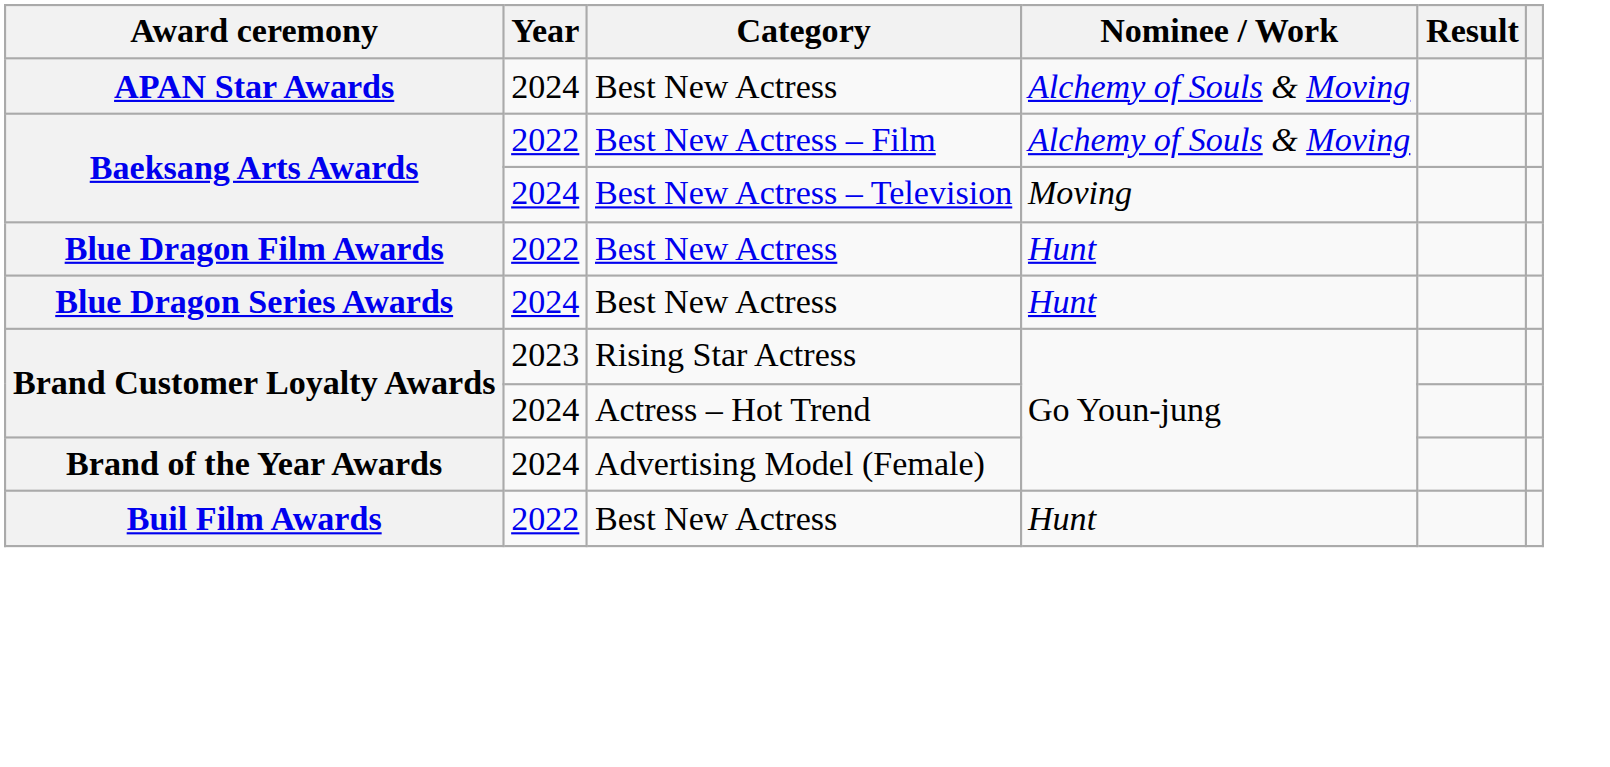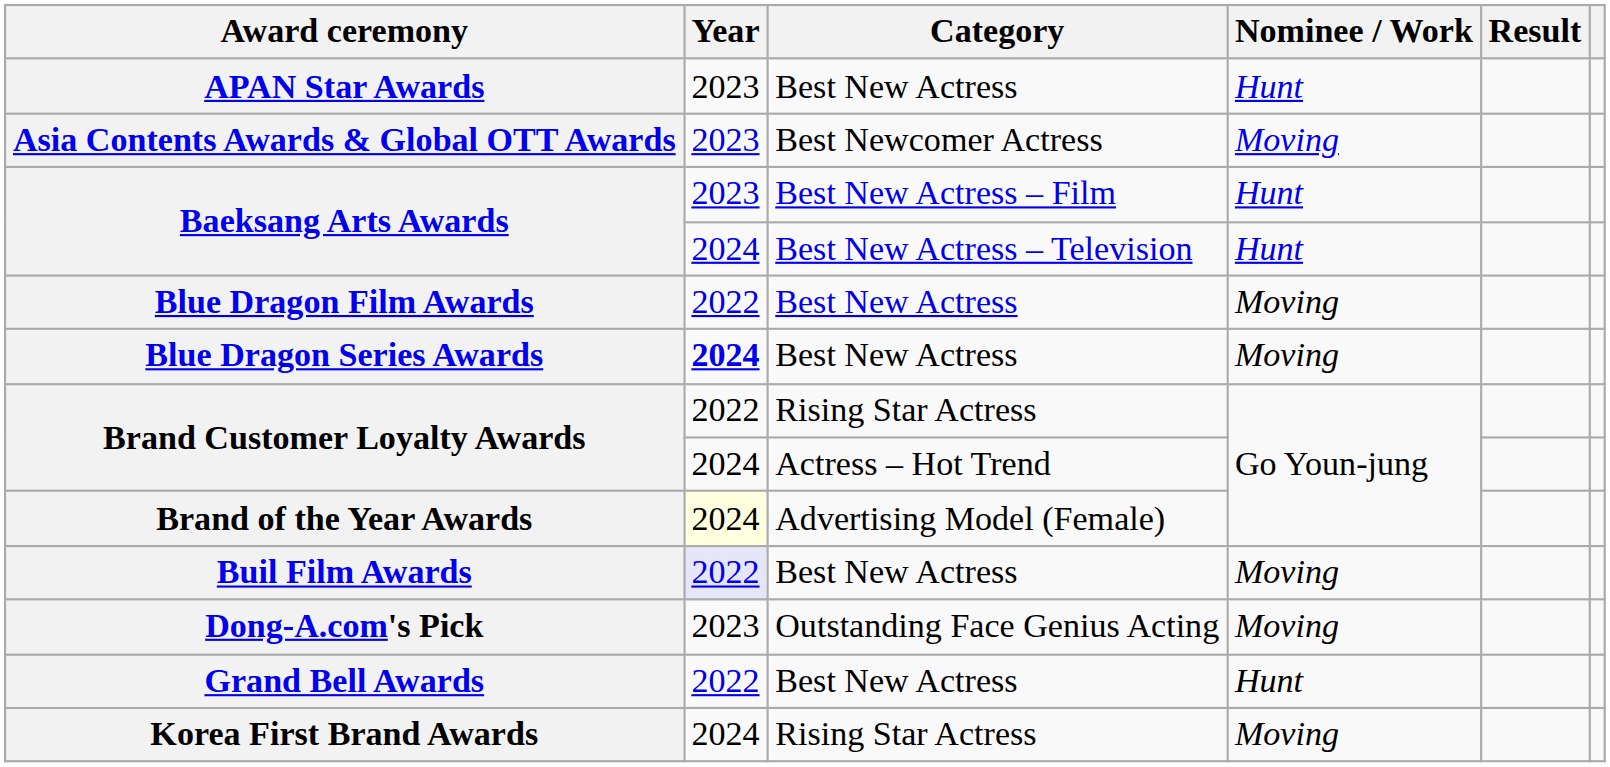(545, 85) 2024 -> (725, 85) 2023
(1219, 85) Alchemy of Souls & Moving -> (1269, 85) Hunt
+ row: (344, 139)
(545, 139) 2022 -> (725, 193) 2023
(1219, 139) Alchemy of Souls & Moving -> (1269, 193) Hunt
(1080, 193) Moving -> (1269, 247) Hunt
(1062, 247) Hunt -> (1287, 301) Moving
(545, 301) normal -> (725, 355) bold
(1062, 301) Hunt -> (1287, 355) Moving
(545, 355) 2023 -> (725, 409) 2022
(545, 463) no background -> (725, 517) lightyellow background
(545, 517) no background -> (725, 572) lavender background
(1062, 517) Hunt -> (1287, 572) Moving
+ row: (344, 626)
+ row: (344, 680)
+ row: (344, 734)
